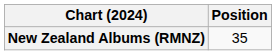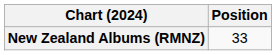(240, 38) 35 -> (240, 38) 33
